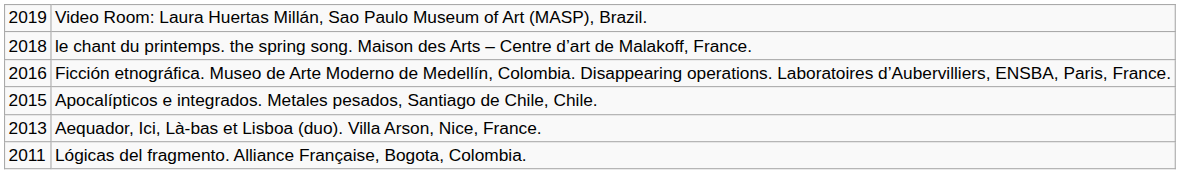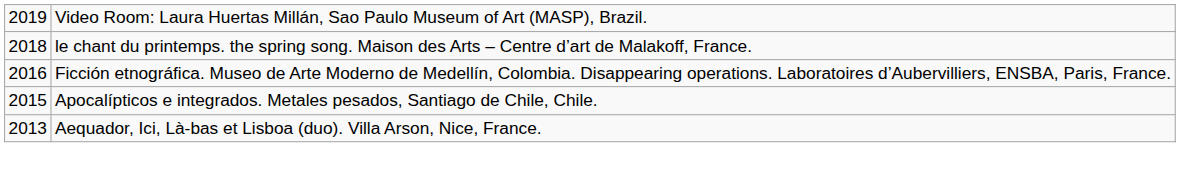- row: (291, 155)
